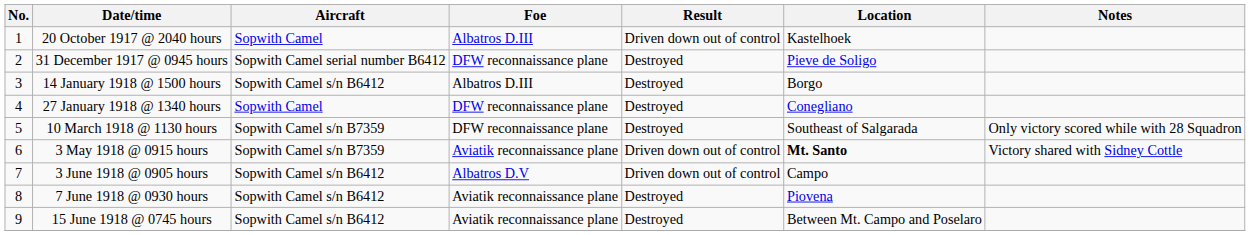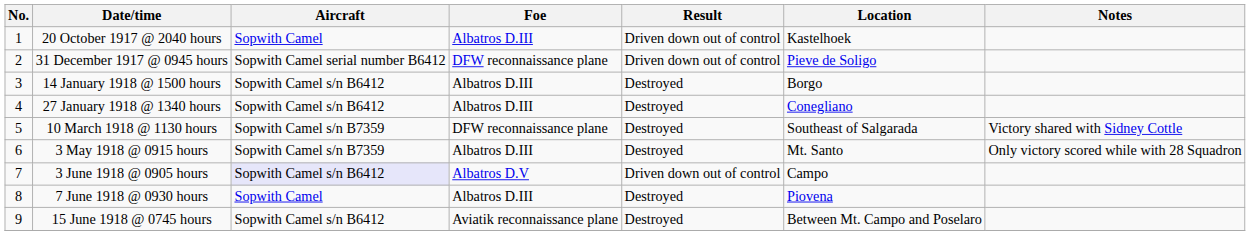(654, 60) Destroyed -> (703, 60) Driven down out of control
(279, 106) Sopwith Camel -> (309, 106) Sopwith Camel s/n B6412
(530, 106) DFW reconnaissance plane -> (493, 106) Albatros D.III
(1115, 128) Only victory scored while with 28 Squadron -> (1085, 128) Victory shared with Sidney Cottle
(535, 151) Aviatik reconnaissance plane -> (493, 151) Albatros D.III
(703, 151) Driven down out of control -> (654, 151) Destroyed
(817, 151) bold -> (815, 151) normal
(1085, 151) Victory shared with Sidney Cottle -> (1115, 151) Only victory scored while with 28 Squadron
(309, 173) no background -> (309, 173) lavender background
(309, 196) Sopwith Camel s/n B6412 -> (279, 196) Sopwith Camel
(535, 196) Aviatik reconnaissance plane -> (493, 196) Albatros D.III
